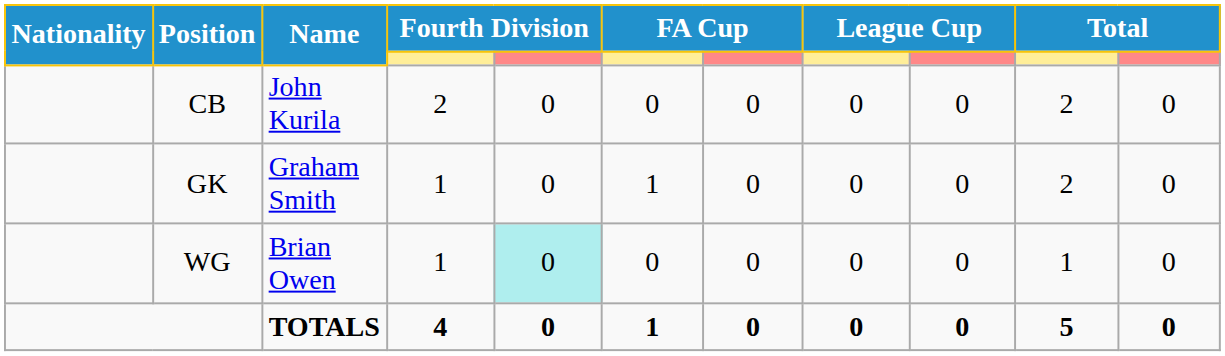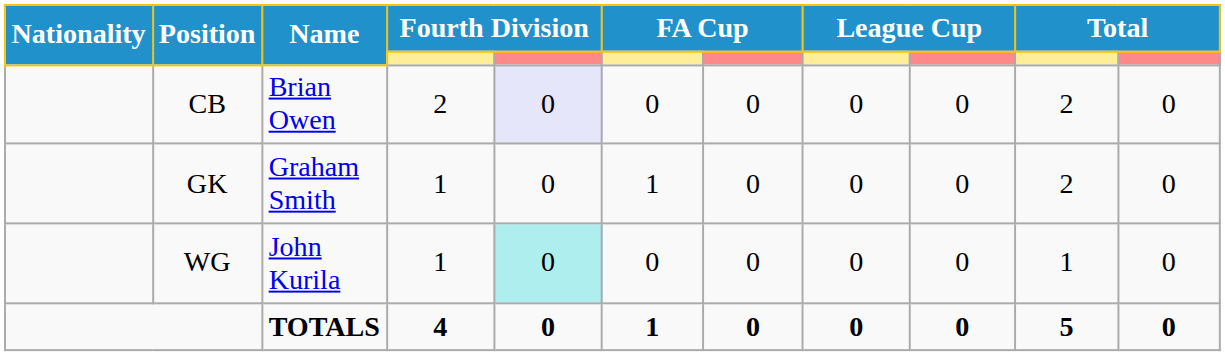(304, 104) John Kurila -> (302, 104) Brian Owen
(548, 104) no background -> (548, 104) lavender background
(302, 263) Brian Owen -> (304, 263) John Kurila
